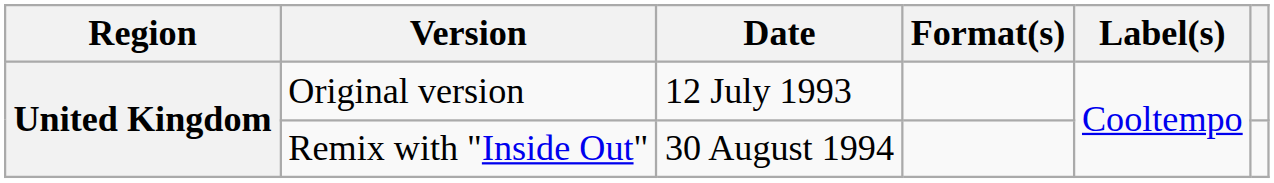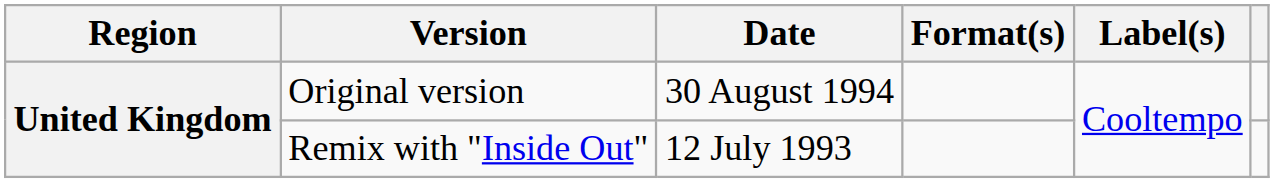(758, 90) 12 July 1993 -> (779, 90) 30 August 1994
(779, 147) 30 August 1994 -> (758, 147) 12 July 1993
